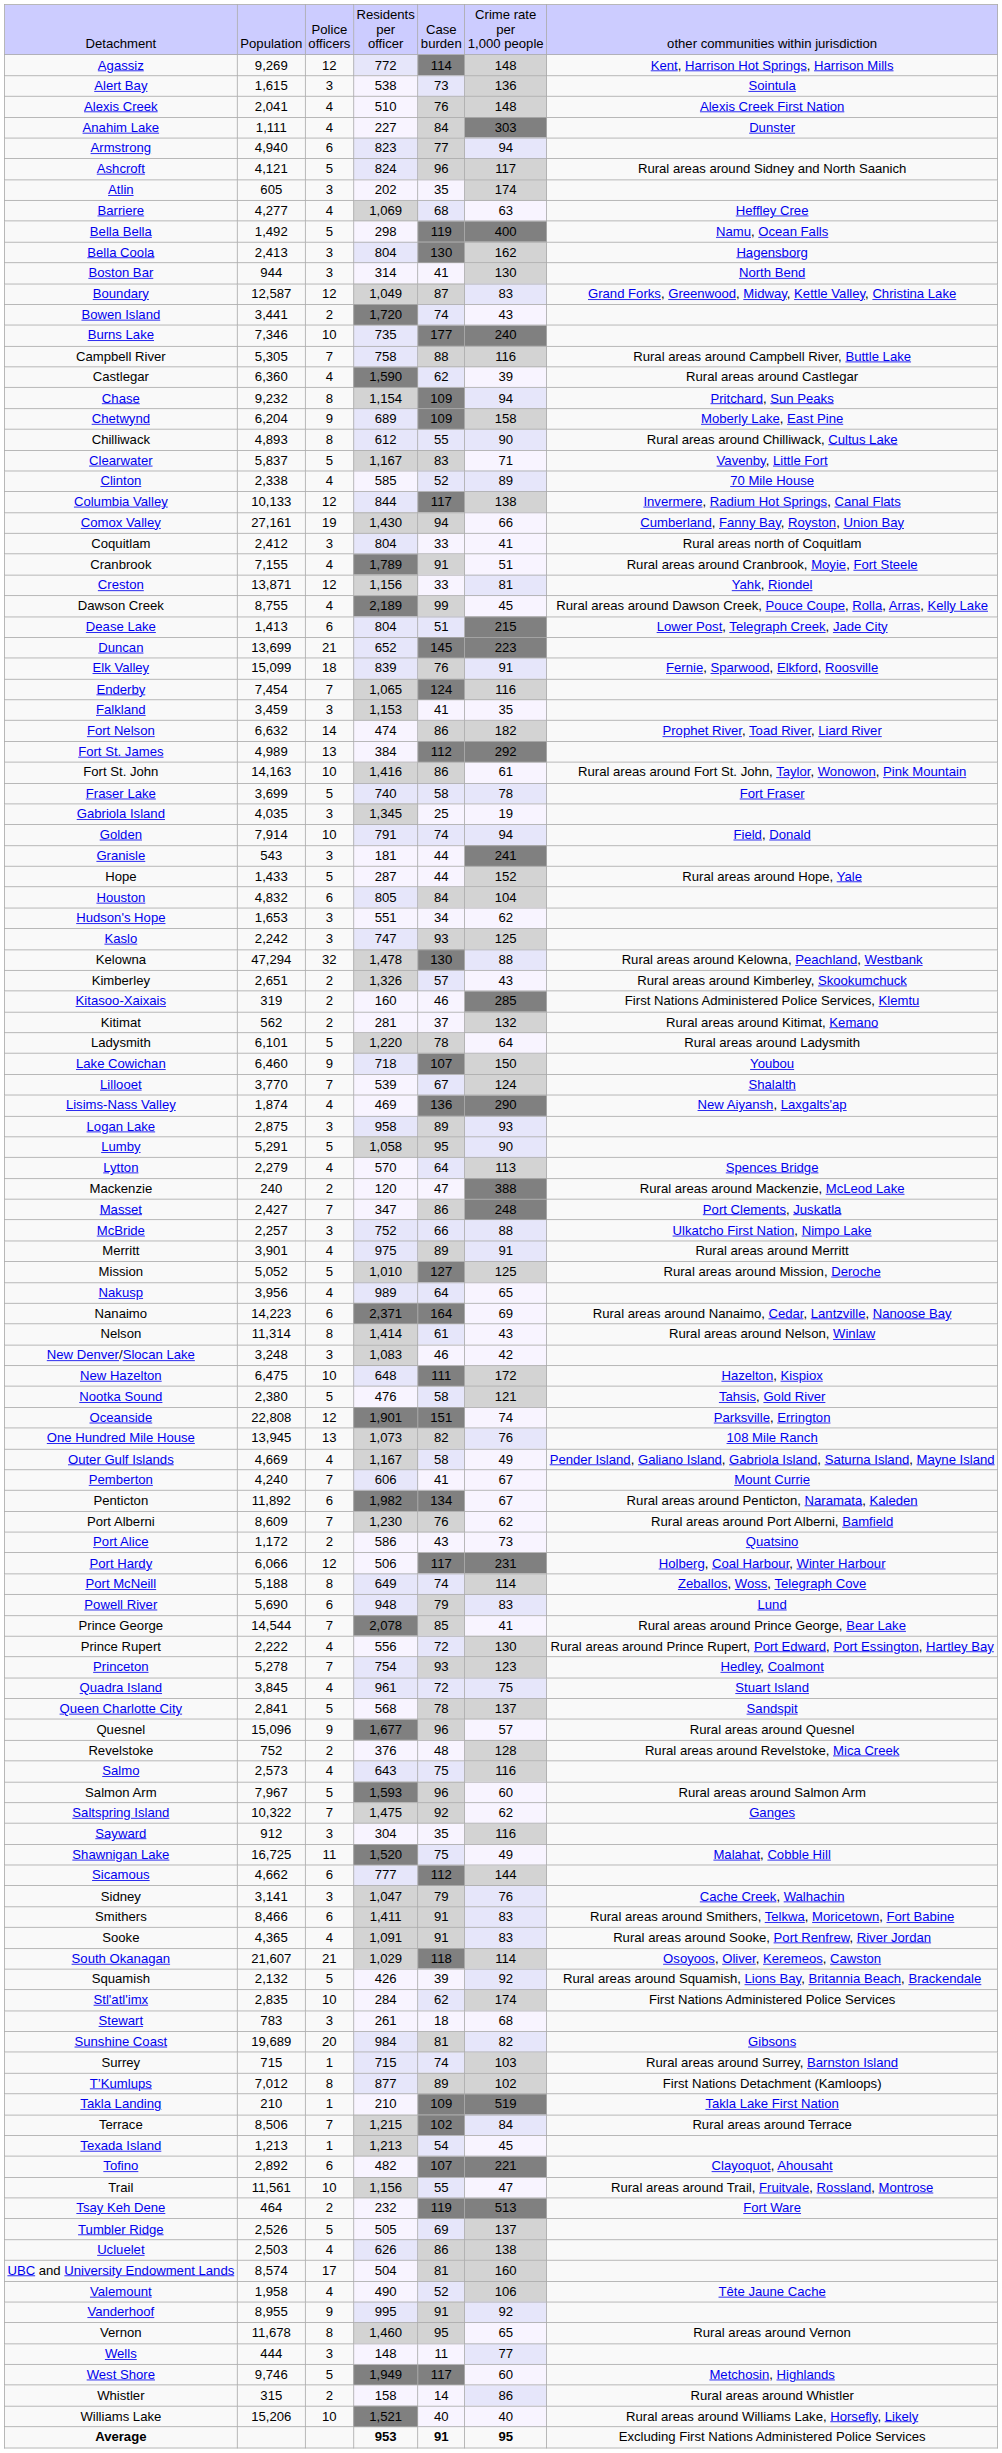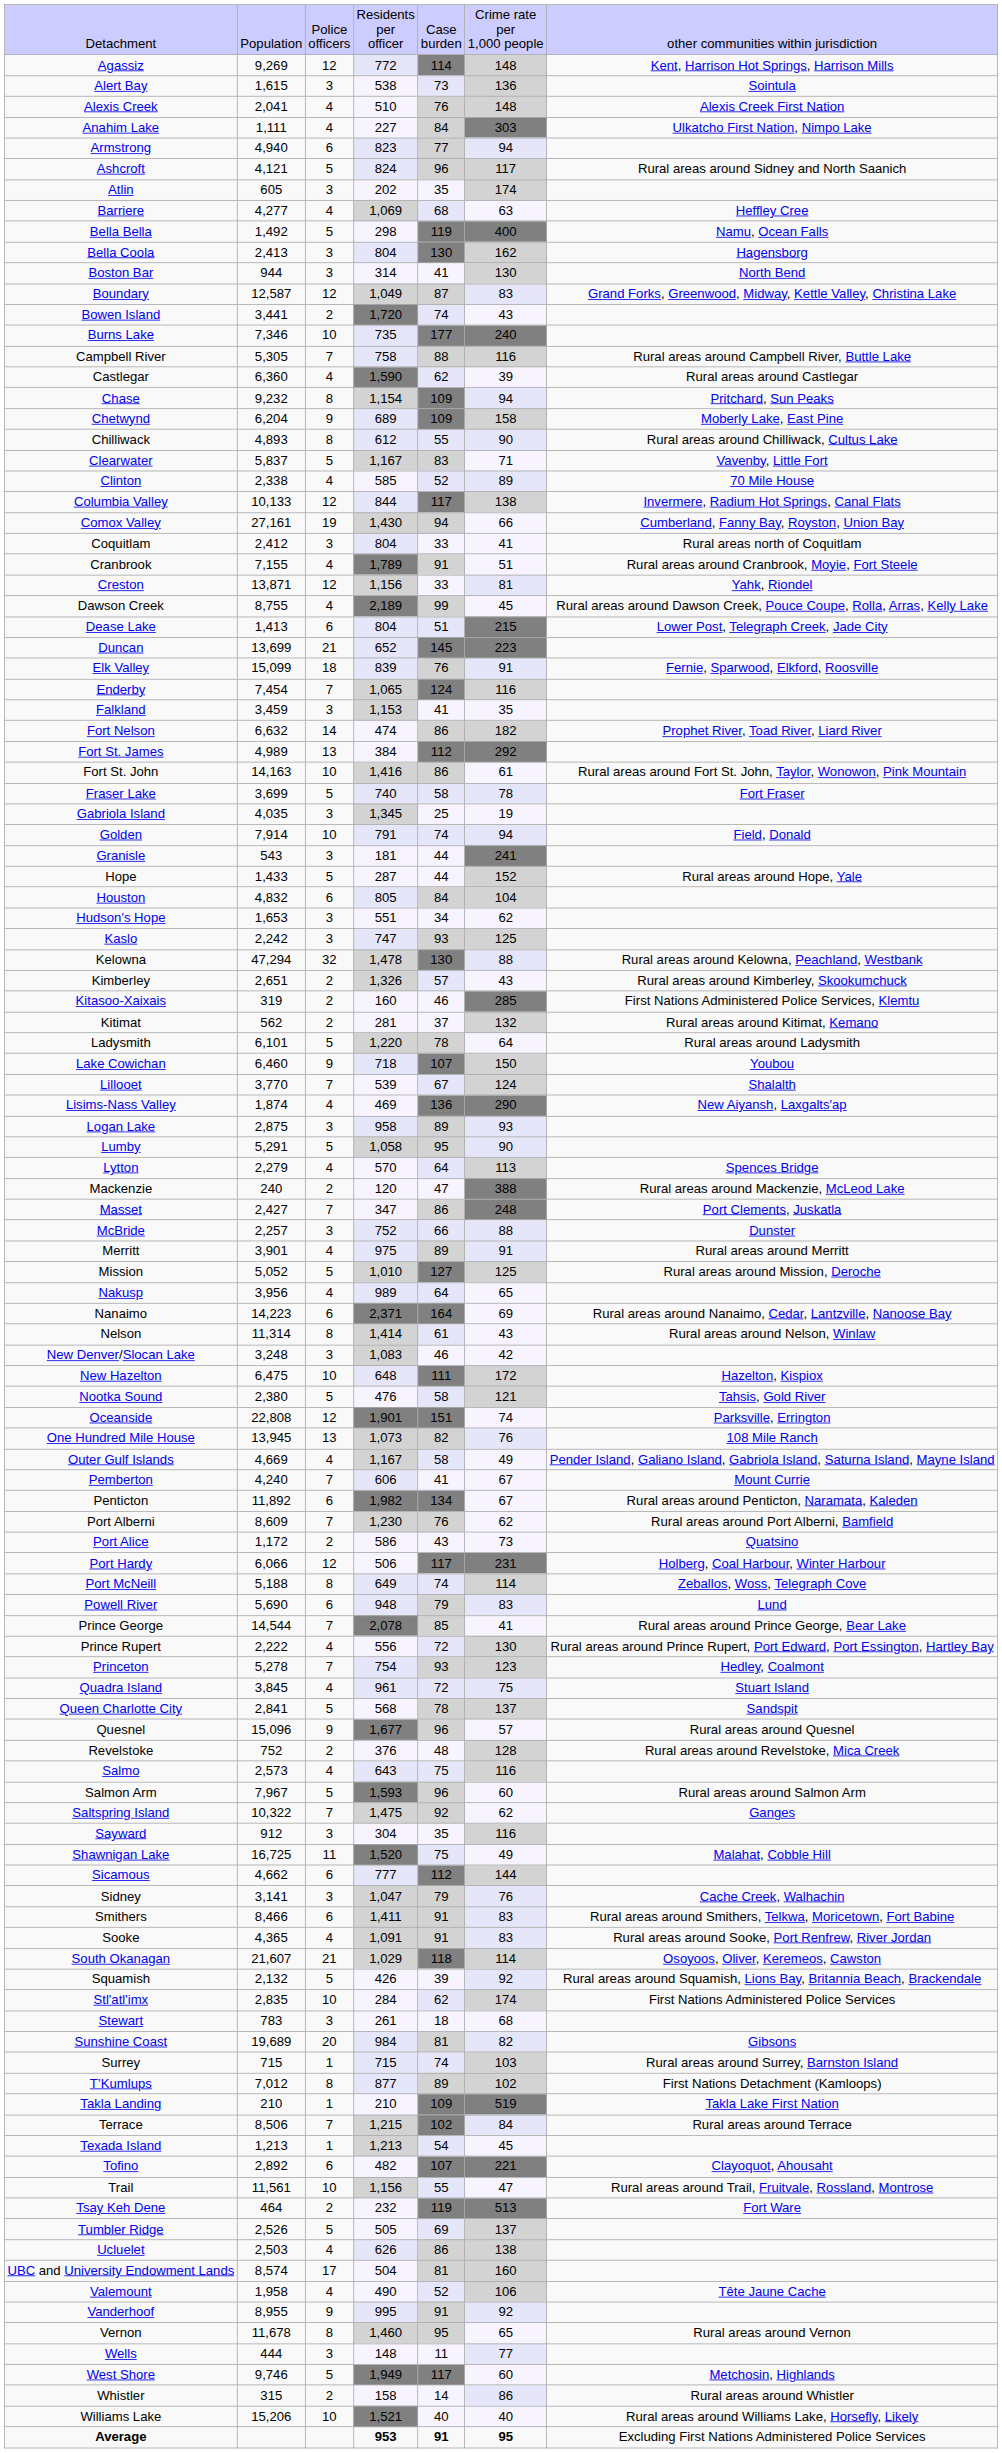(772, 127) Dunster -> (772, 127) Ulkatcho First Nation, Nimpo Lake
(772, 1230) Ulkatcho First Nation, Nimpo Lake -> (772, 1230) Dunster
